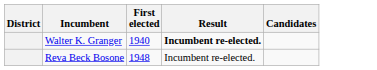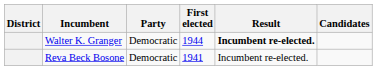+ column: (153, 24)
(139, 40) 1940 -> (193, 40) 1944
(139, 57) 1948 -> (193, 57) 1941
